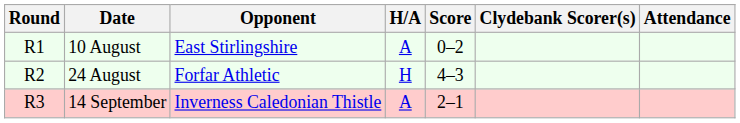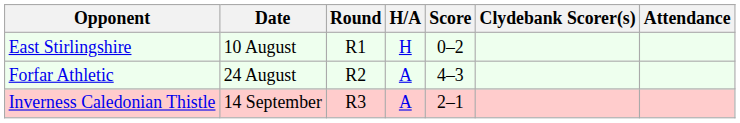columns swapped: (34, 18) <-> (278, 18)
(405, 46) A -> (405, 46) H
(405, 74) H -> (405, 74) A
